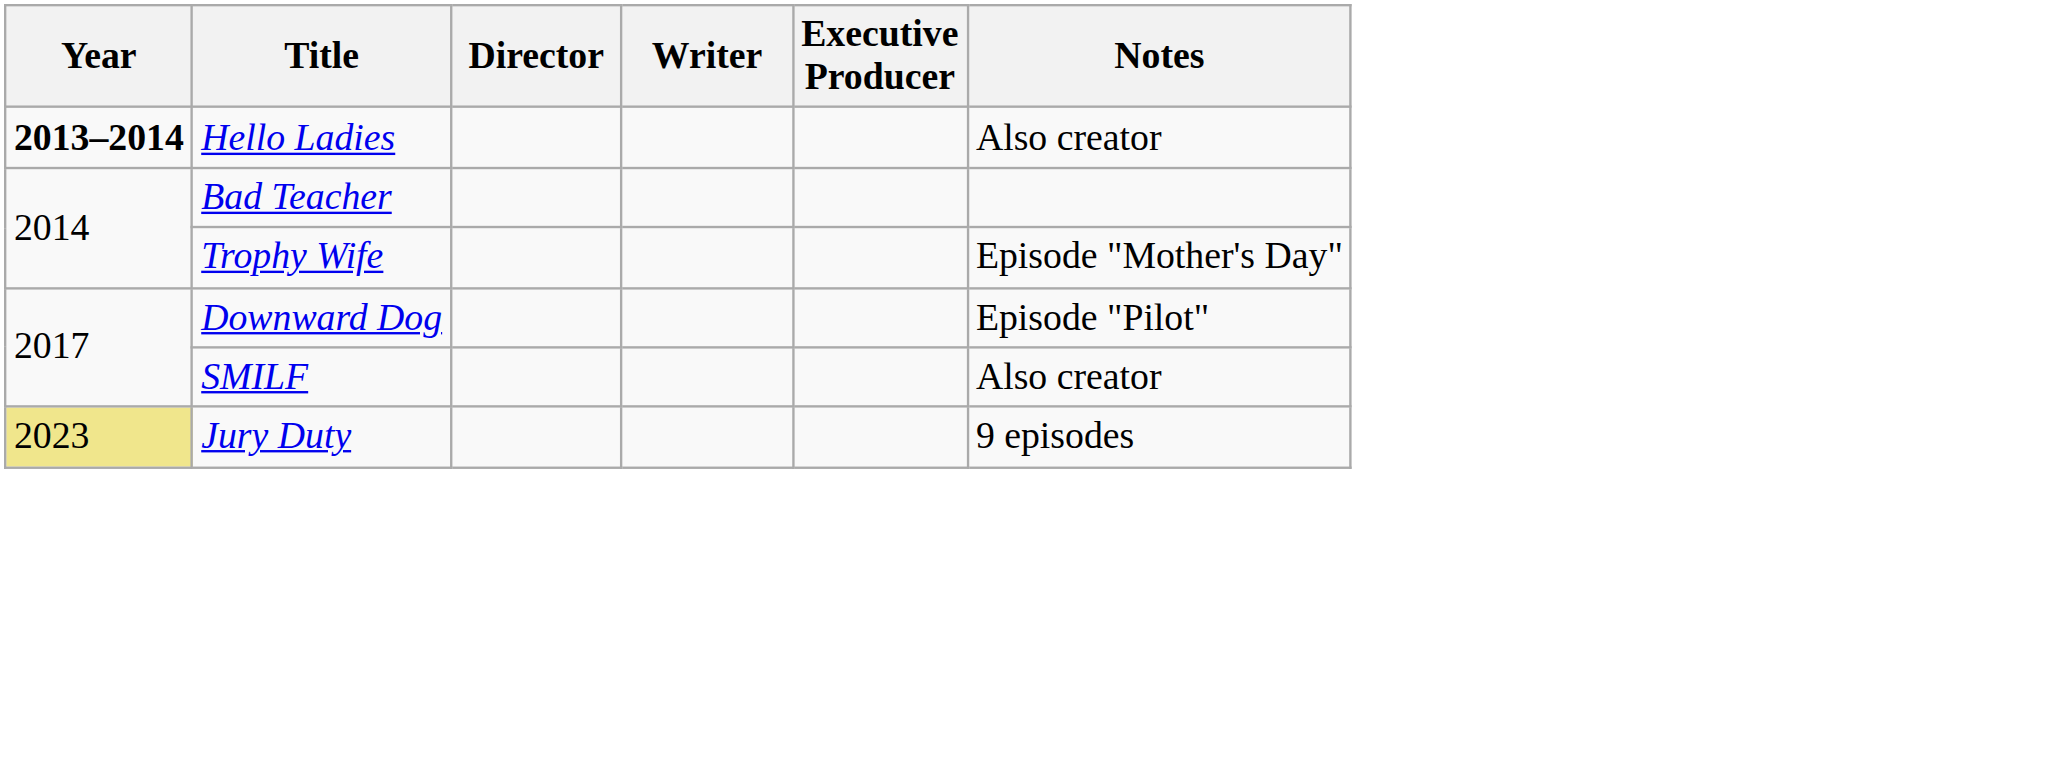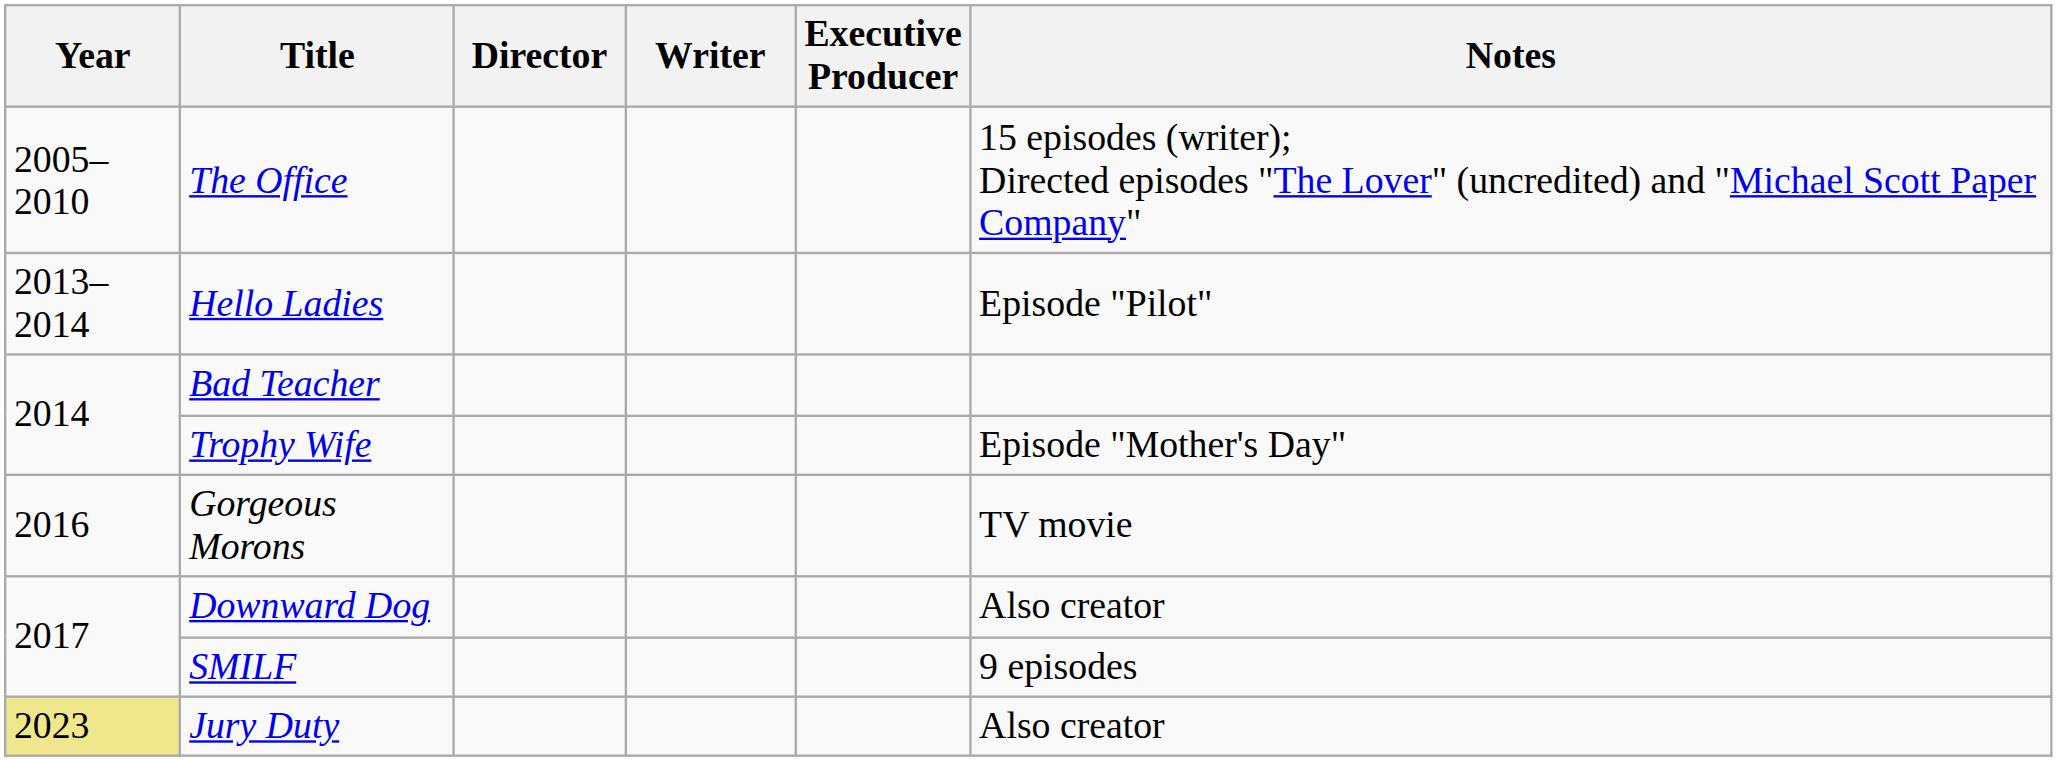+ row: (268, 179)
(99, 136) bold -> (61, 302) normal
(1069, 136) Also creator -> (1096, 302) Episode "Pilot"
+ row: (263, 525)
(1093, 316) Episode "Pilot" -> (1072, 606) Also creator
(1069, 376) Also creator -> (1058, 666) 9 episodes
(1055, 436) 9 episodes -> (1072, 725) Also creator
